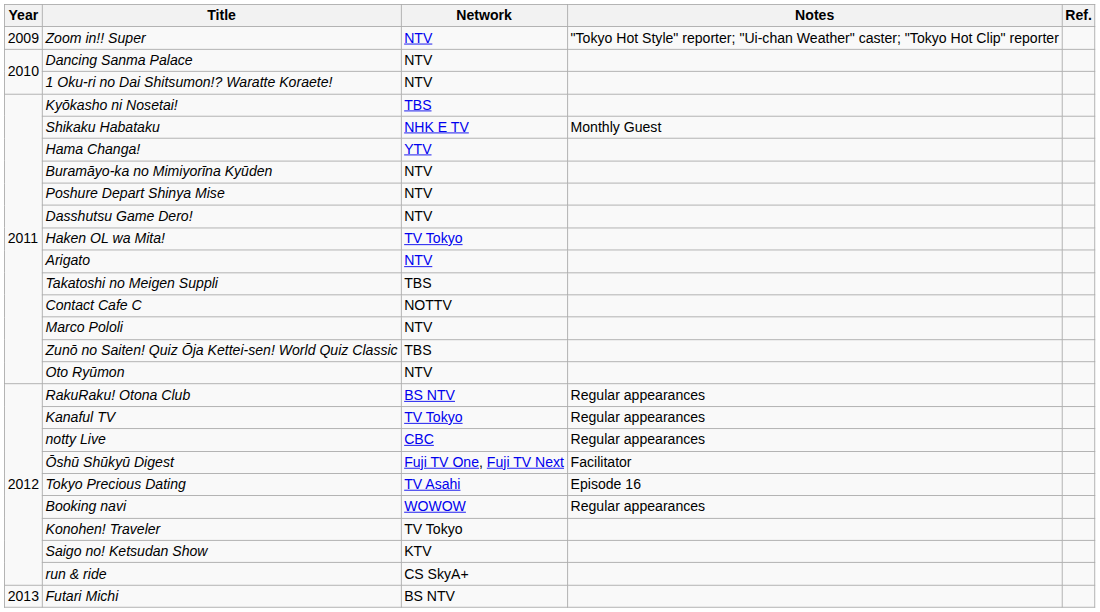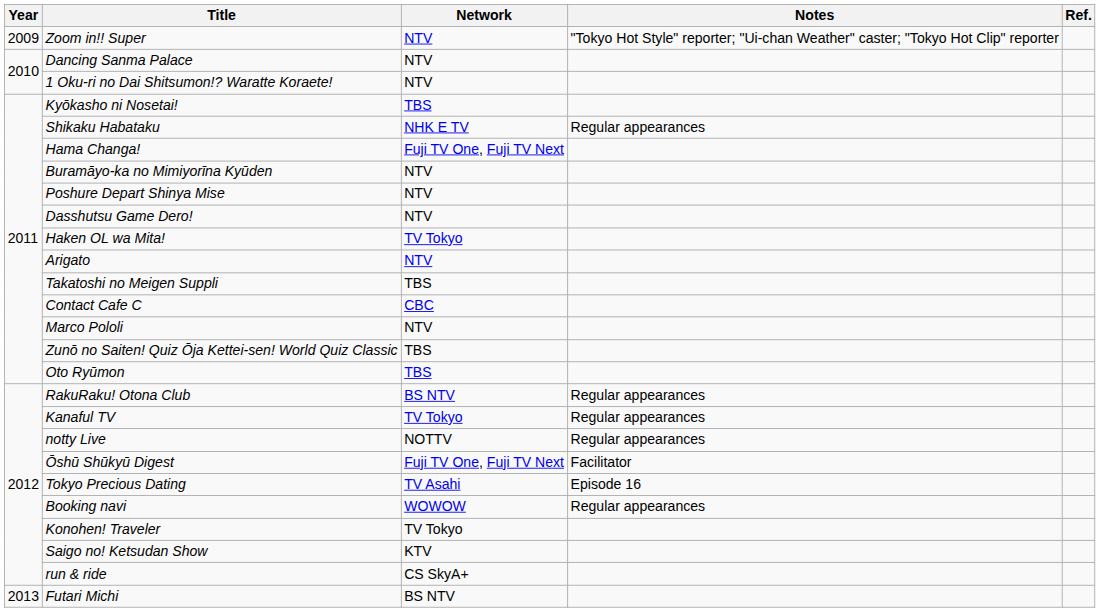(616, 127) Monthly Guest -> (638, 127) Regular appearances
(418, 149) YTV -> (484, 149) Fuji TV One, Fuji TV Next
(428, 305) NOTTV -> (419, 305) CBC
(418, 372) NTV -> (418, 372) TBS
(419, 439) CBC -> (428, 439) NOTTV
